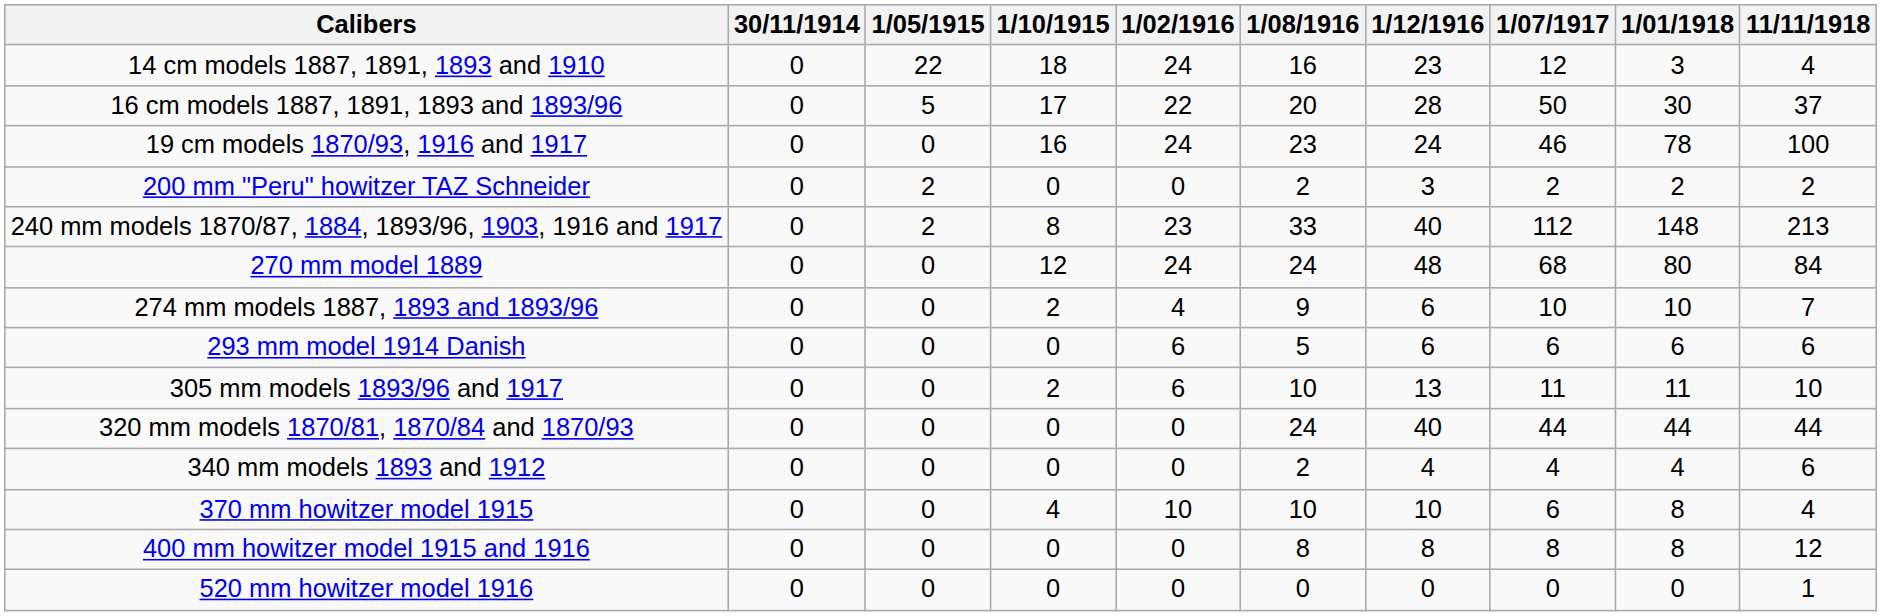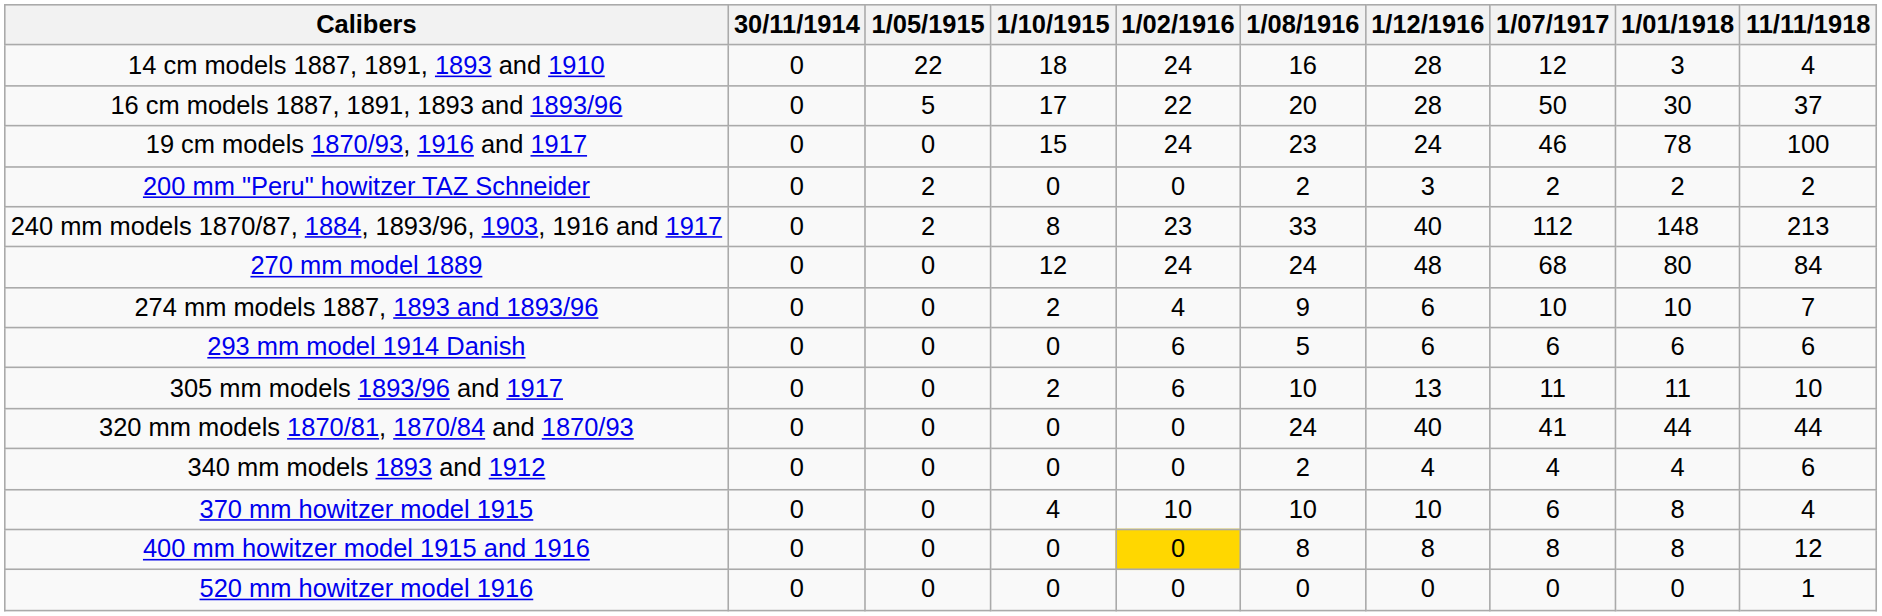(1428, 65) 23 -> (1428, 65) 28
(1053, 145) 16 -> (1053, 145) 15
(1553, 428) 44 -> (1553, 428) 41
(1178, 549) no background -> (1178, 549) gold background
